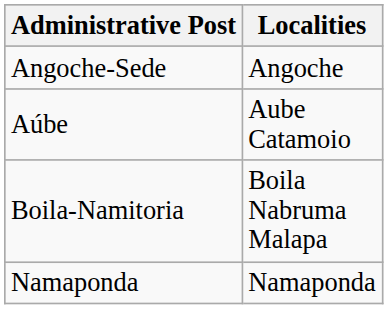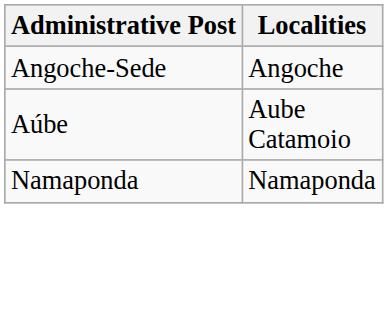- row: (97, 210)
